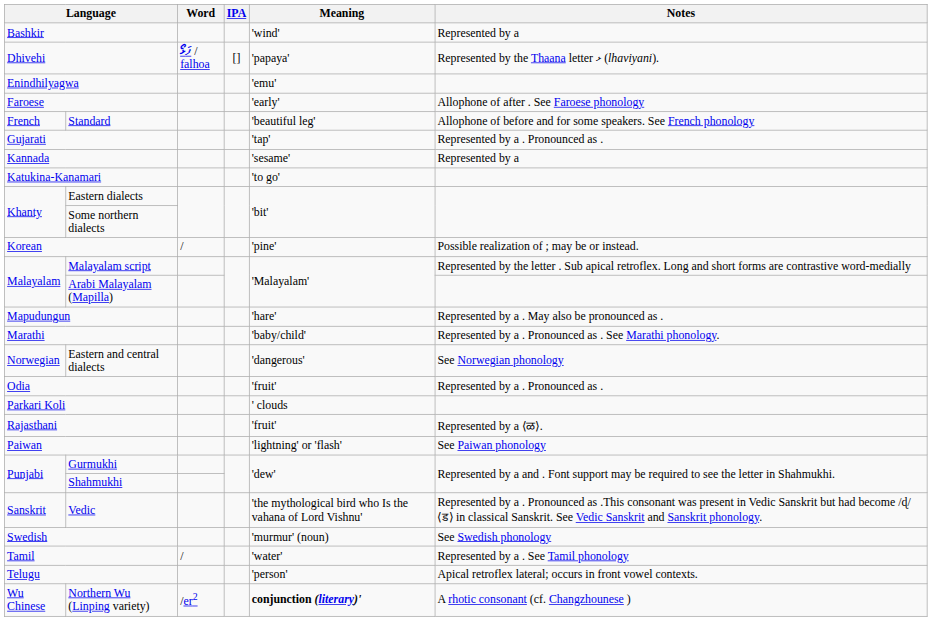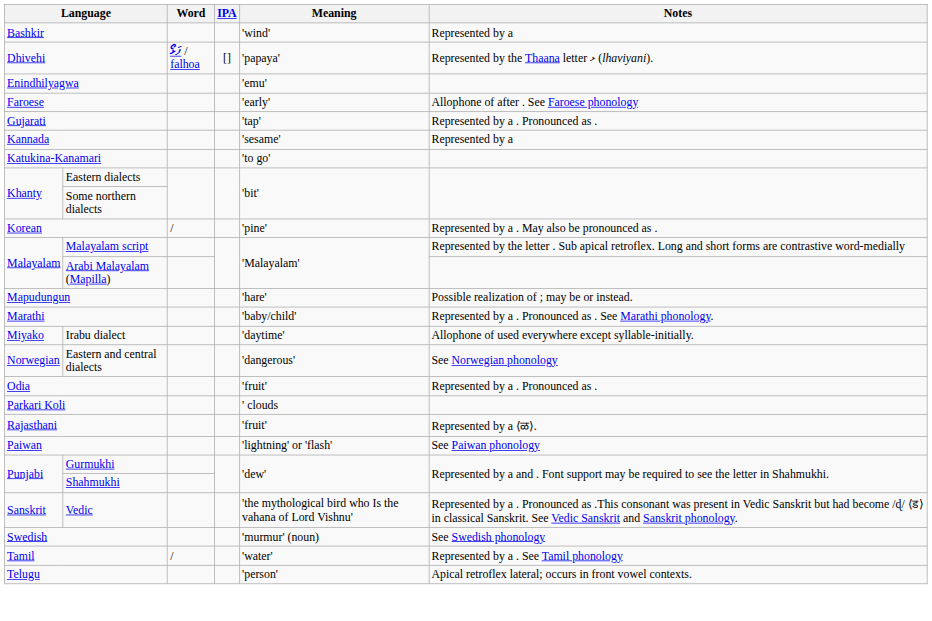- row: (89, 121)
(538, 247) Possible realization of ; may be or instead. -> (544, 228) Represented by a . May also be pronounced as .
(550, 316) Represented by a . May also be pronounced as . -> (532, 297) Possible realization of ; may be or instead.
+ row: (96, 335)
- row: (109, 600)
